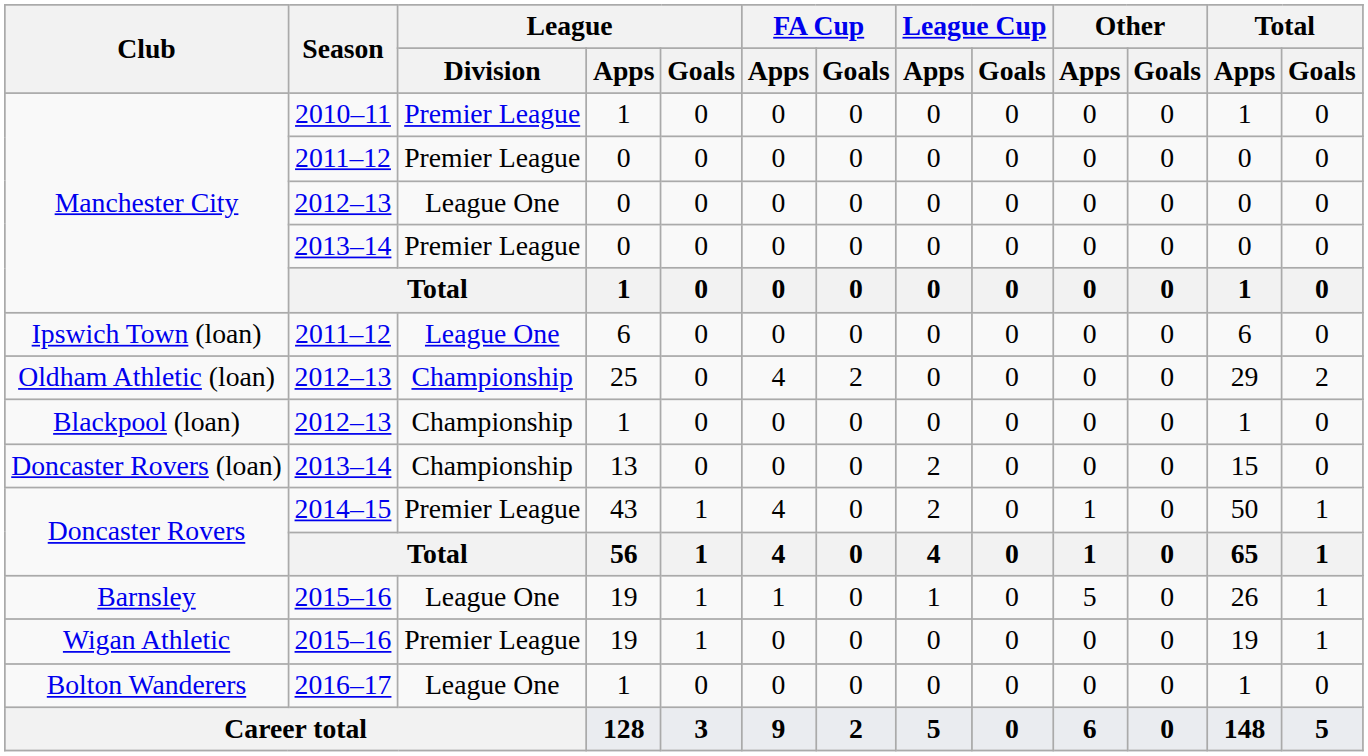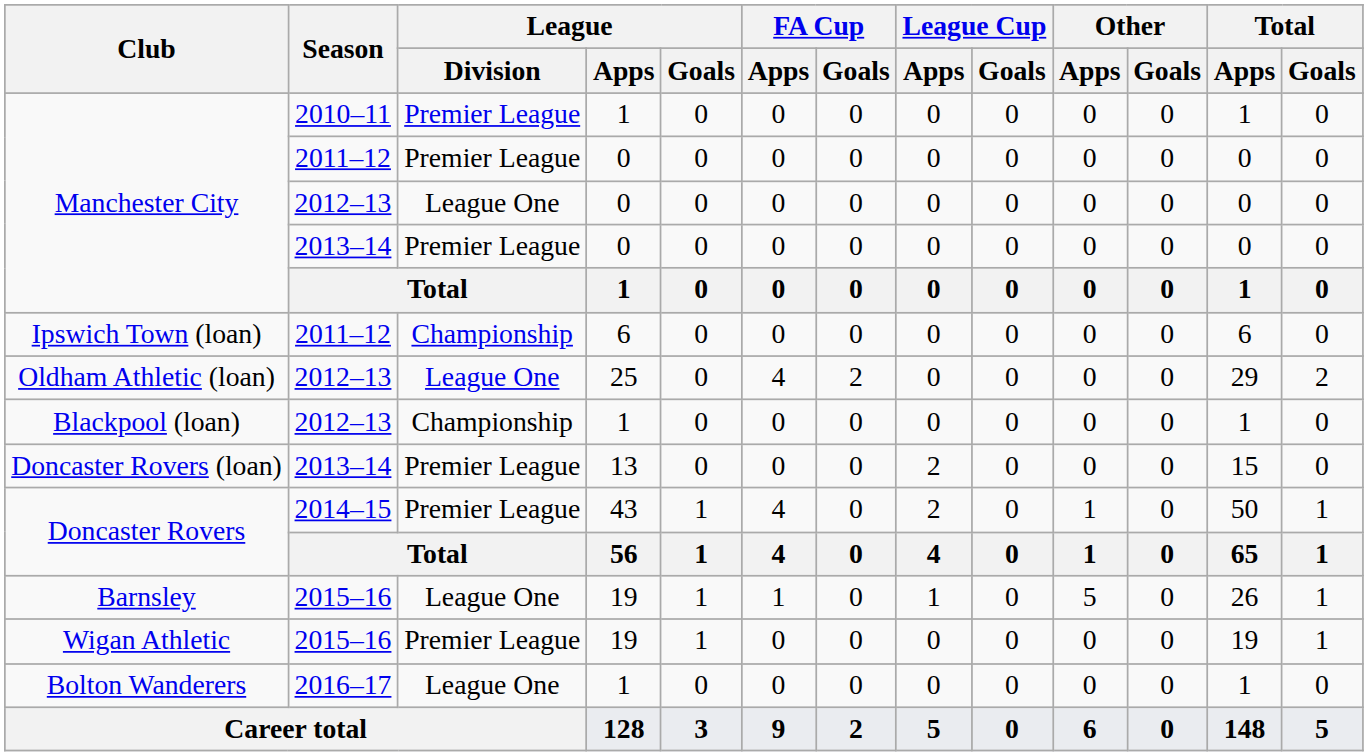(492, 333) League One -> (492, 333) Championship
(492, 377) Championship -> (492, 377) League One
(492, 465) Championship -> (492, 465) Premier League
